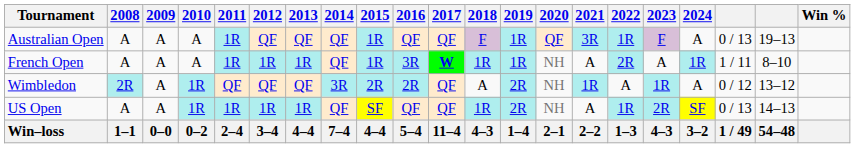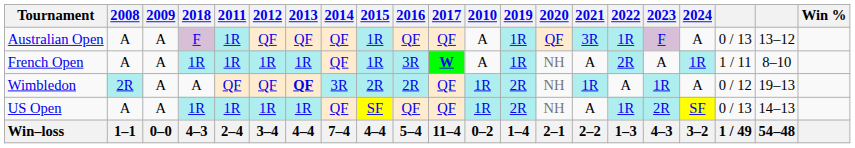columns swapped: (197, 16) <-> (482, 16)
(777, 39) 19–13 -> (777, 39) 13–12
(303, 85) normal -> (303, 85) bold
(777, 85) 13–12 -> (777, 85) 19–13
